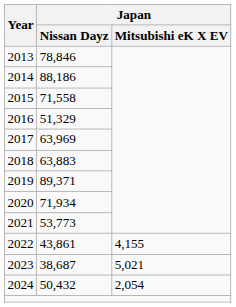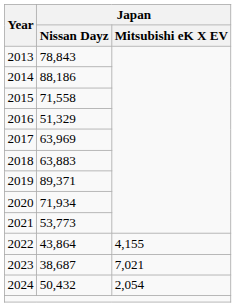(58, 56) 78,846 -> (58, 56) 78,843
(58, 243) 43,861 -> (58, 243) 43,864
(129, 264) 5,021 -> (129, 264) 7,021
